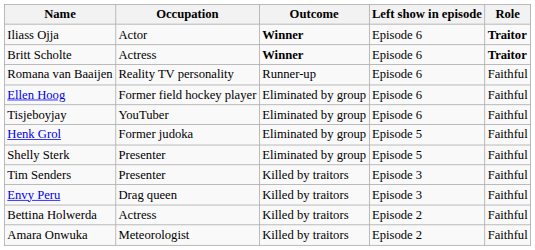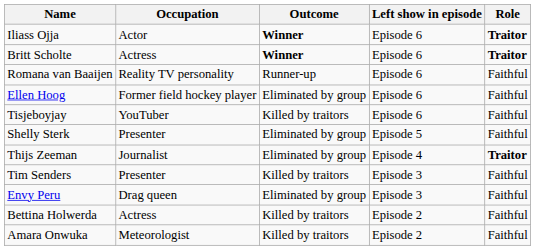(314, 114) Eliminated by group -> (305, 114) Killed by traitors
- row: (34, 134)
+ row: (42, 154)
(305, 194) Killed by traitors -> (314, 194) Eliminated by group
